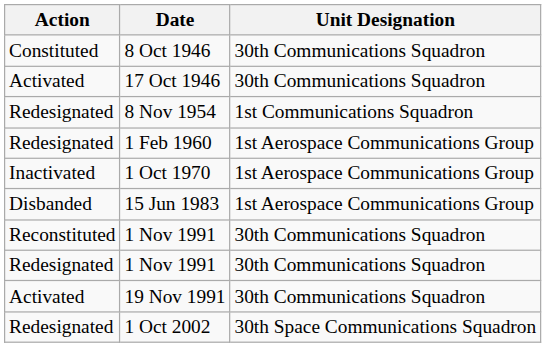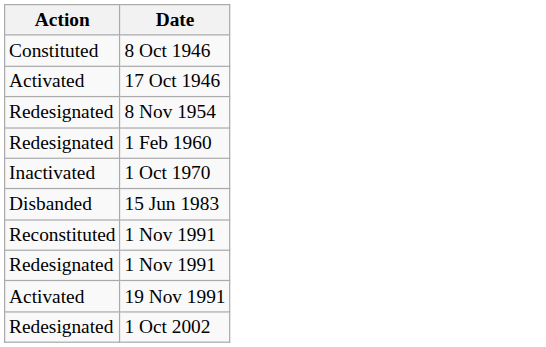- column: (385, 19)
